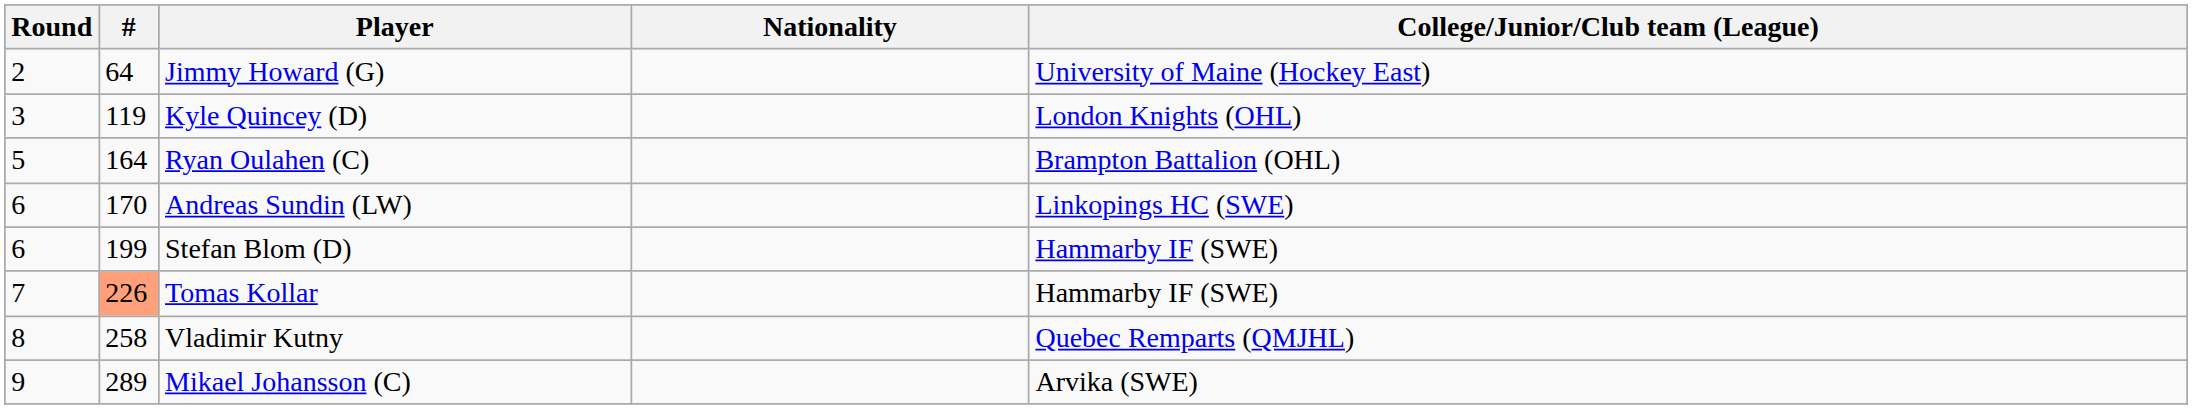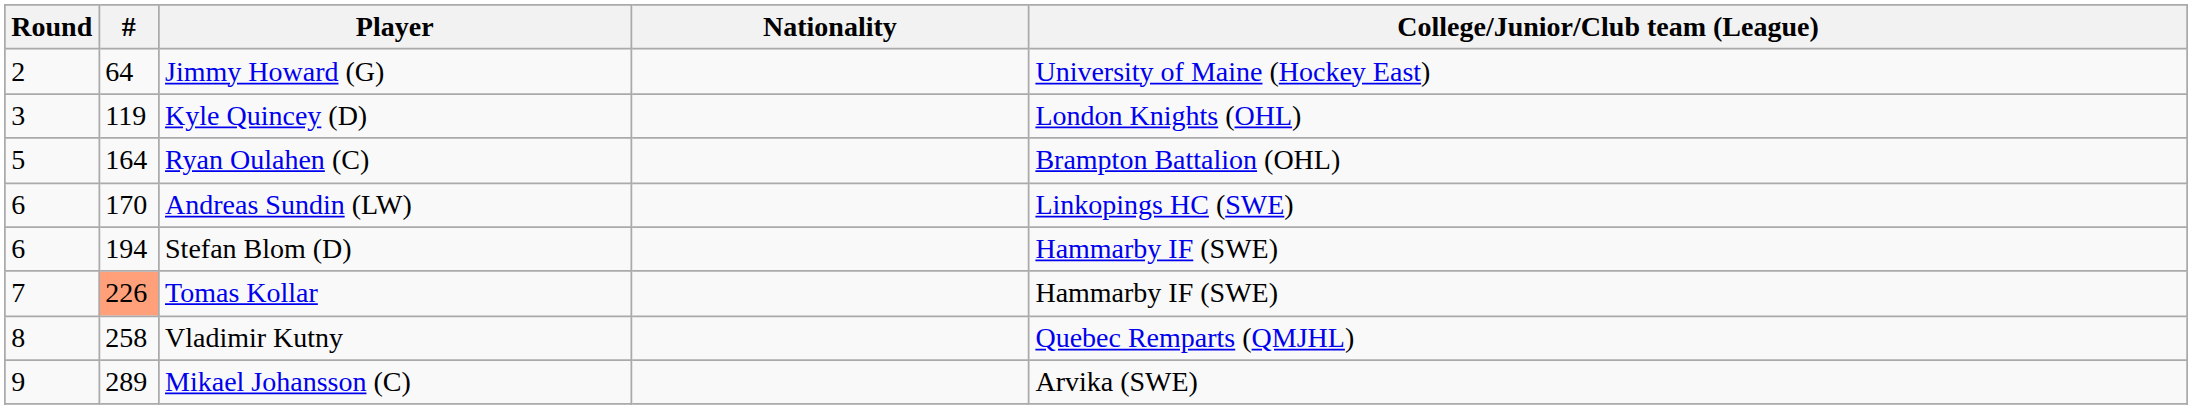(126, 248) 199 -> (126, 248) 194
